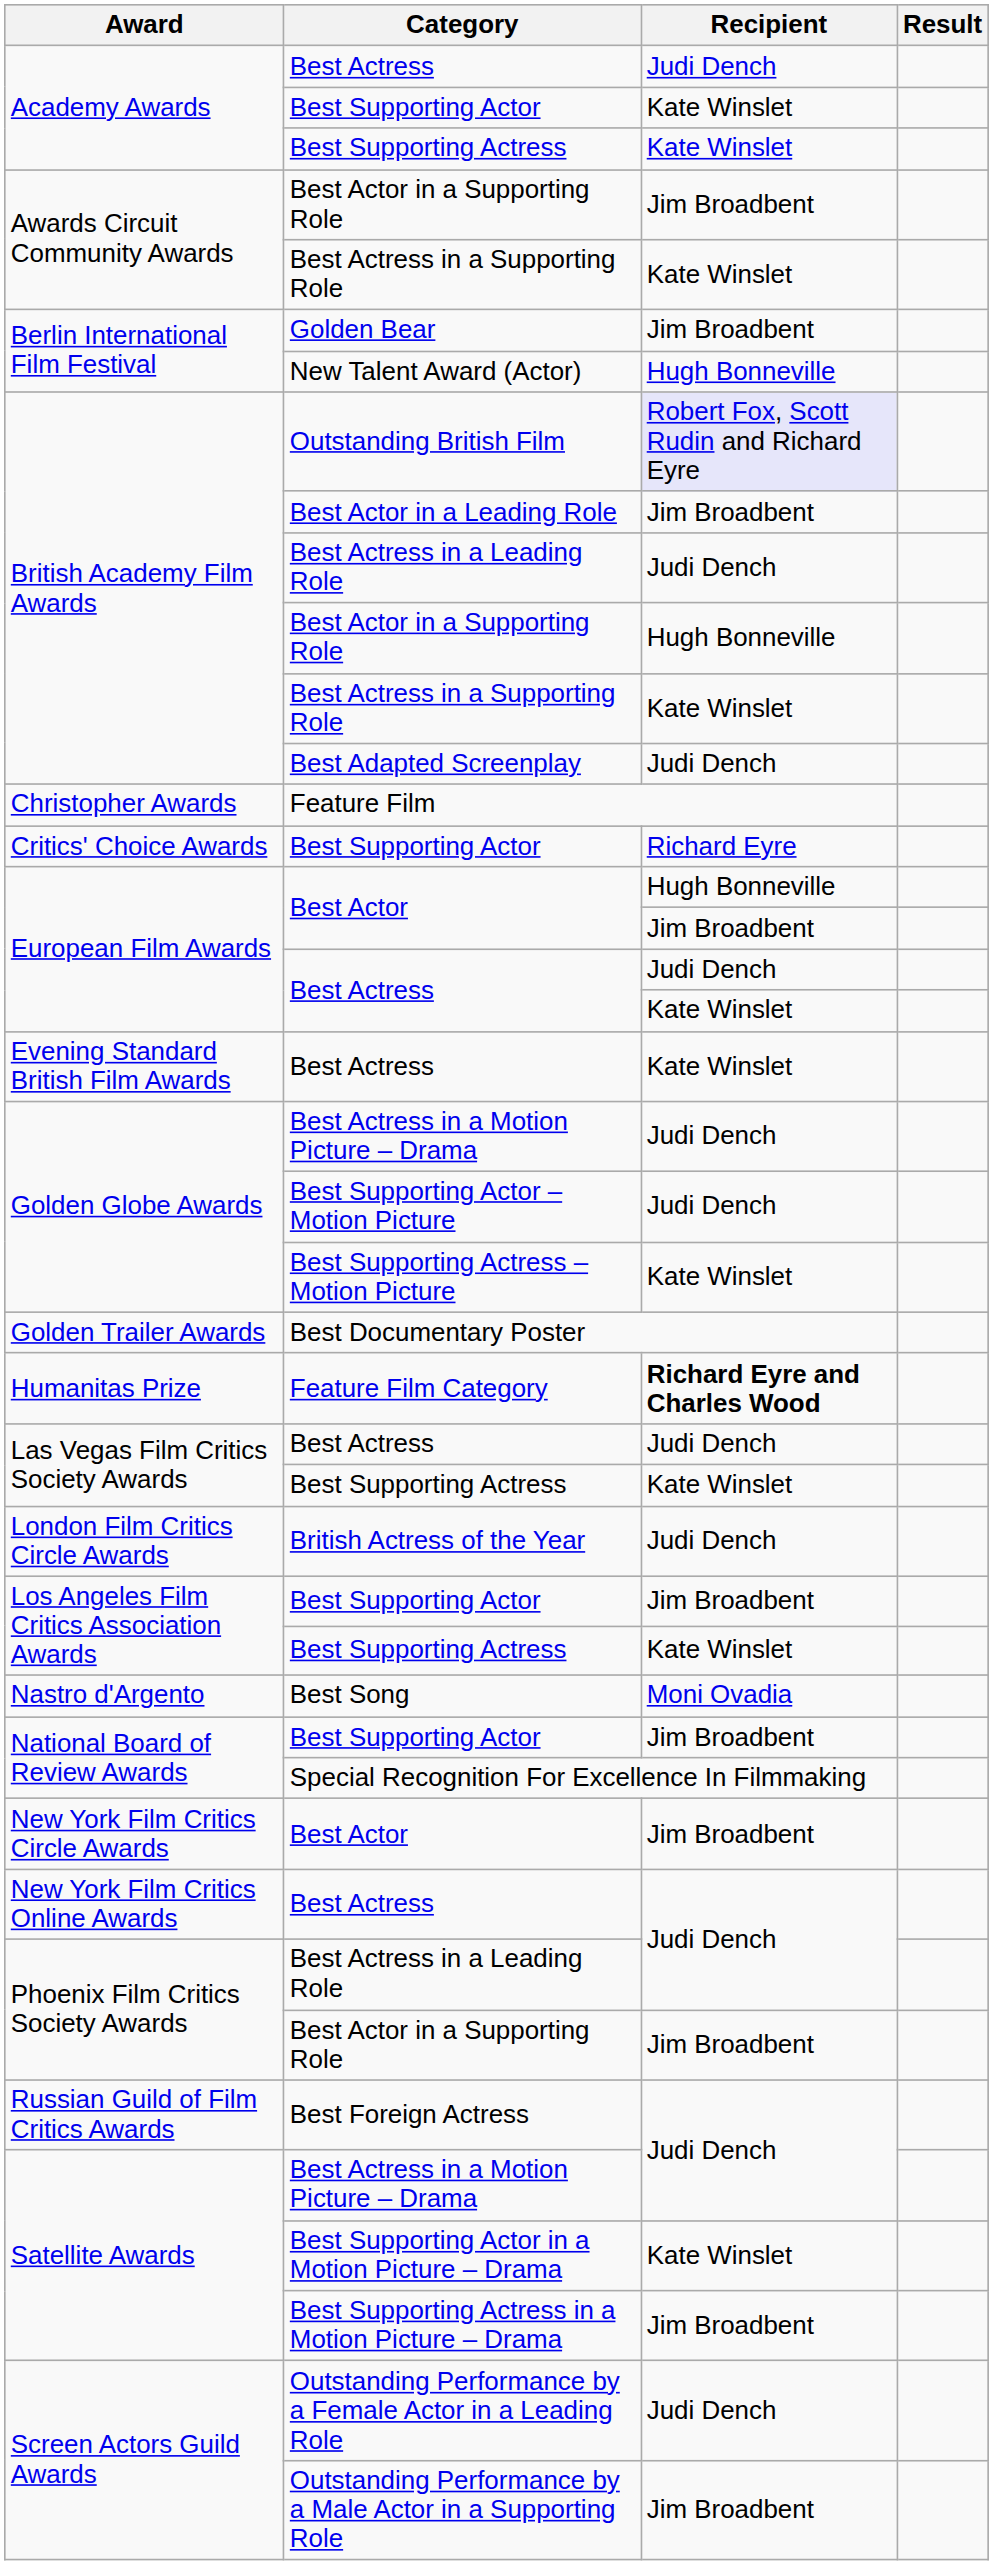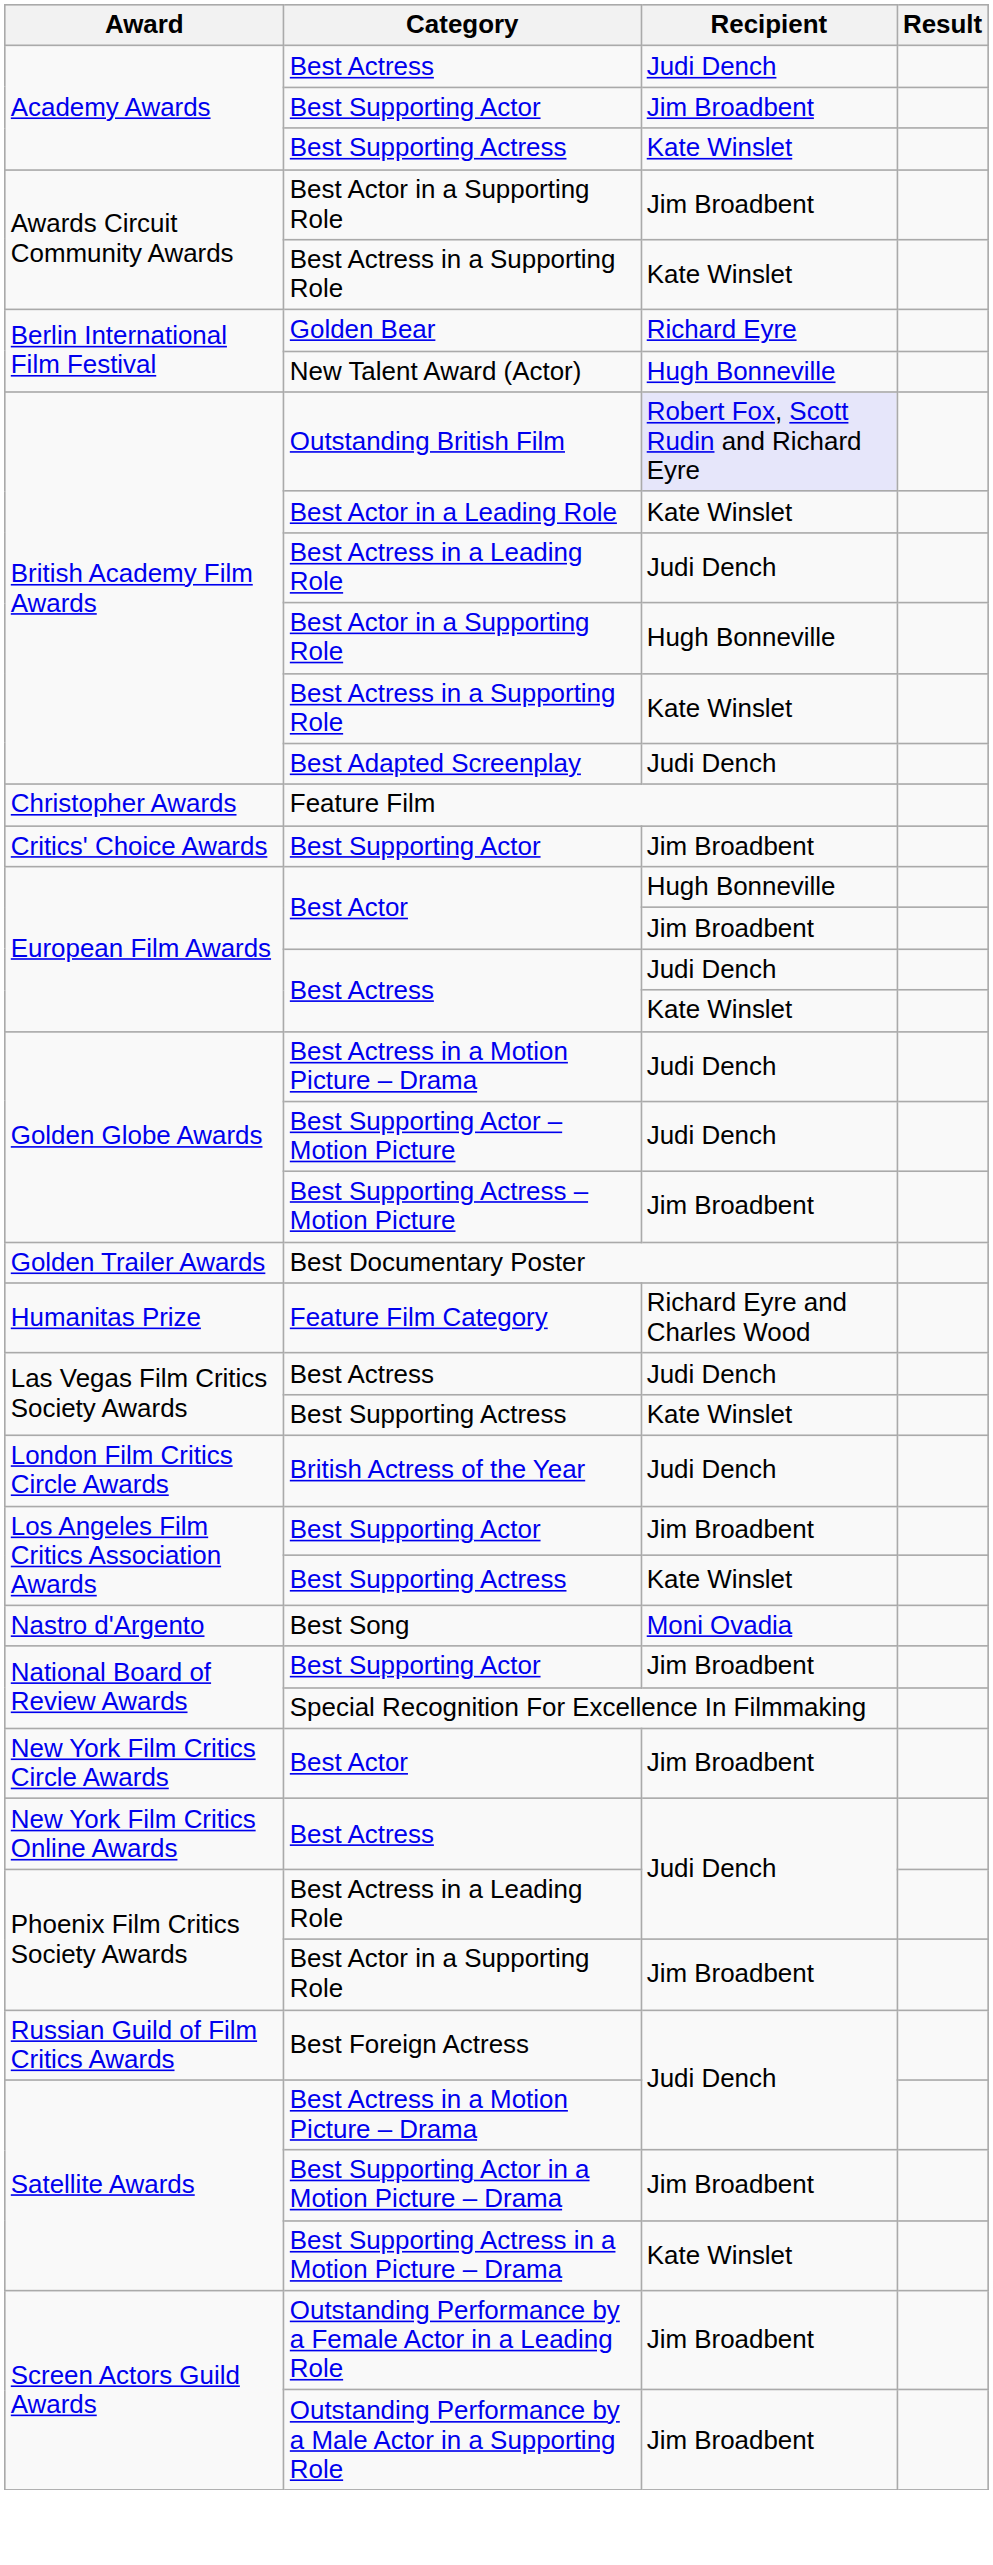(719, 107) Kate Winslet -> (730, 107) Jim Broadbent
(730, 330) Jim Broadbent -> (722, 330) Richard Eyre
(730, 511) Jim Broadbent -> (719, 511) Kate Winslet
(722, 845) Richard Eyre -> (730, 845) Jim Broadbent
- row: (121, 1065)
(719, 1276) Kate Winslet -> (730, 1206) Jim Broadbent
(753, 1388) bold -> (747, 1317) normal
(719, 2255) Kate Winslet -> (730, 2184) Jim Broadbent
(730, 2325) Jim Broadbent -> (719, 2255) Kate Winslet
(712, 2410) Judi Dench -> (730, 2340) Jim Broadbent
